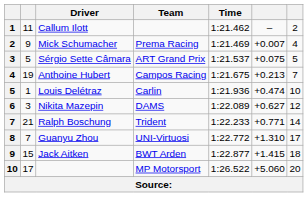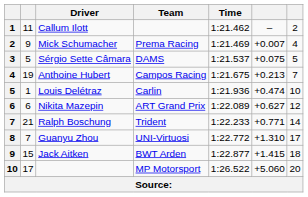(170, 59) ART Grand Prix -> (150, 59) DAMS
(28, 106) 3 -> (28, 106) 6
(150, 106) DAMS -> (170, 106) ART Grand Prix
